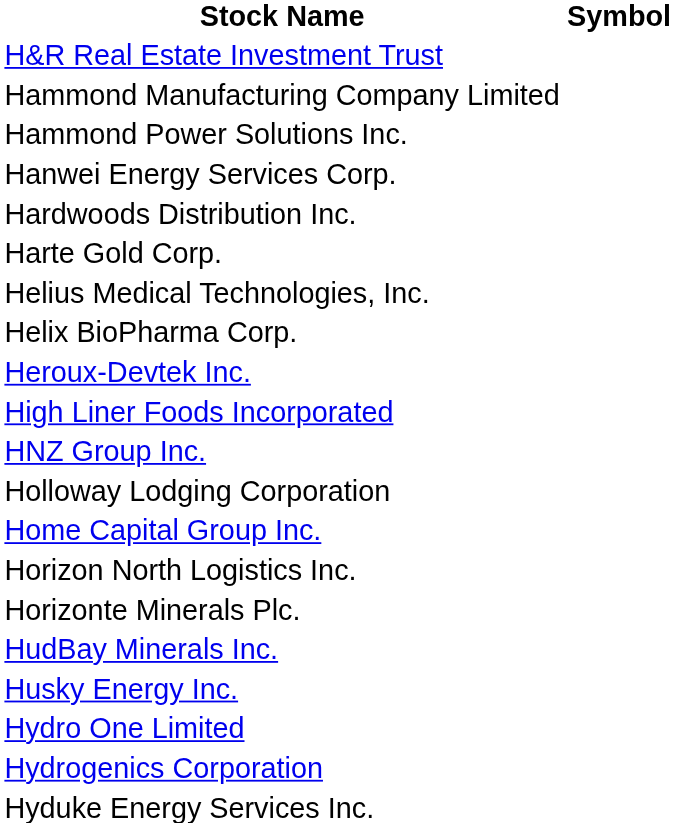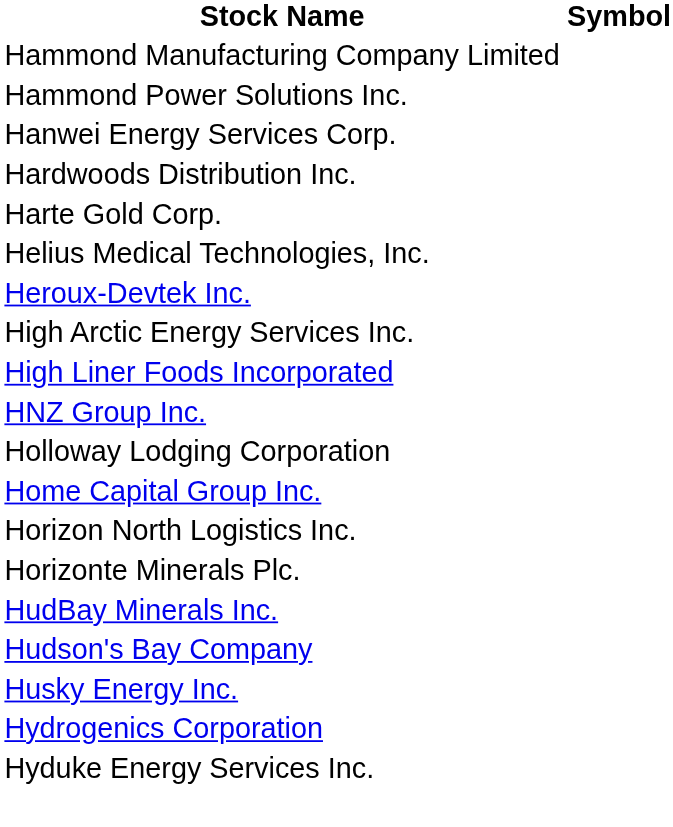- row: (224, 55)
- row: (151, 332)
+ row: (209, 332)
+ row: (158, 649)
- row: (124, 728)
